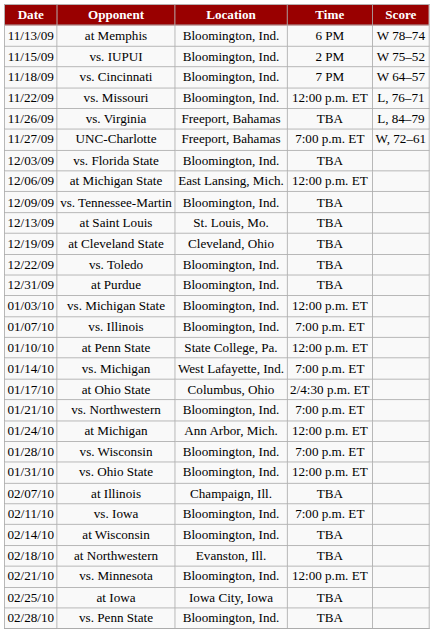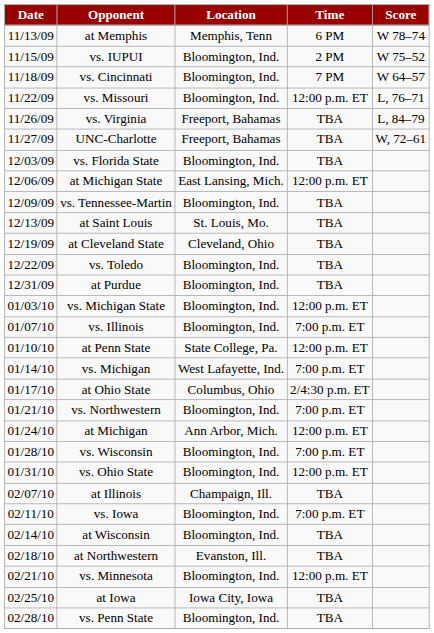(231, 35) Bloomington, Ind. -> (231, 35) Memphis, Tenn
(330, 139) 7:00 p.m. ET -> (330, 139) TBA
